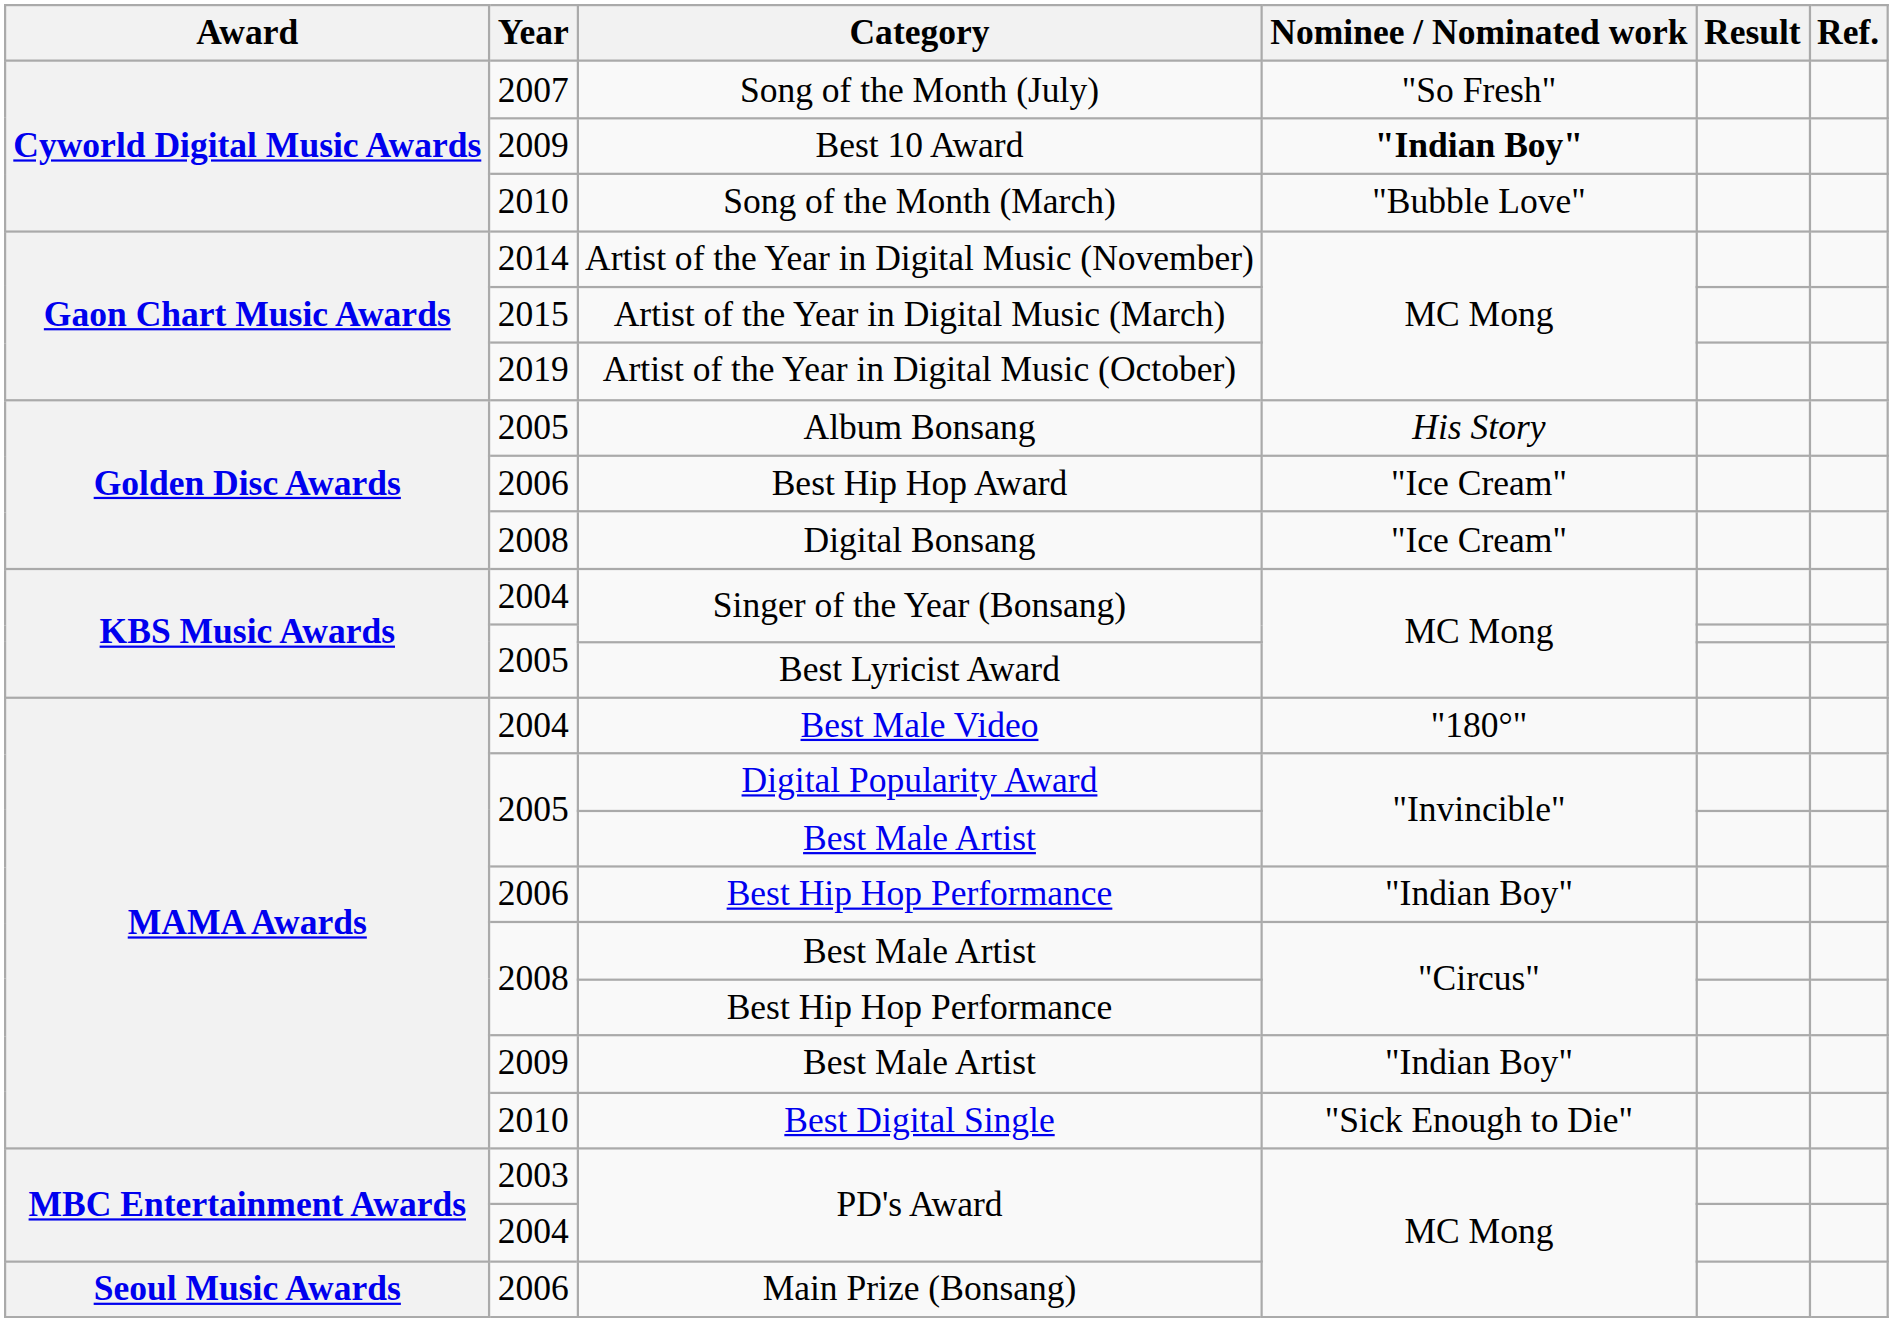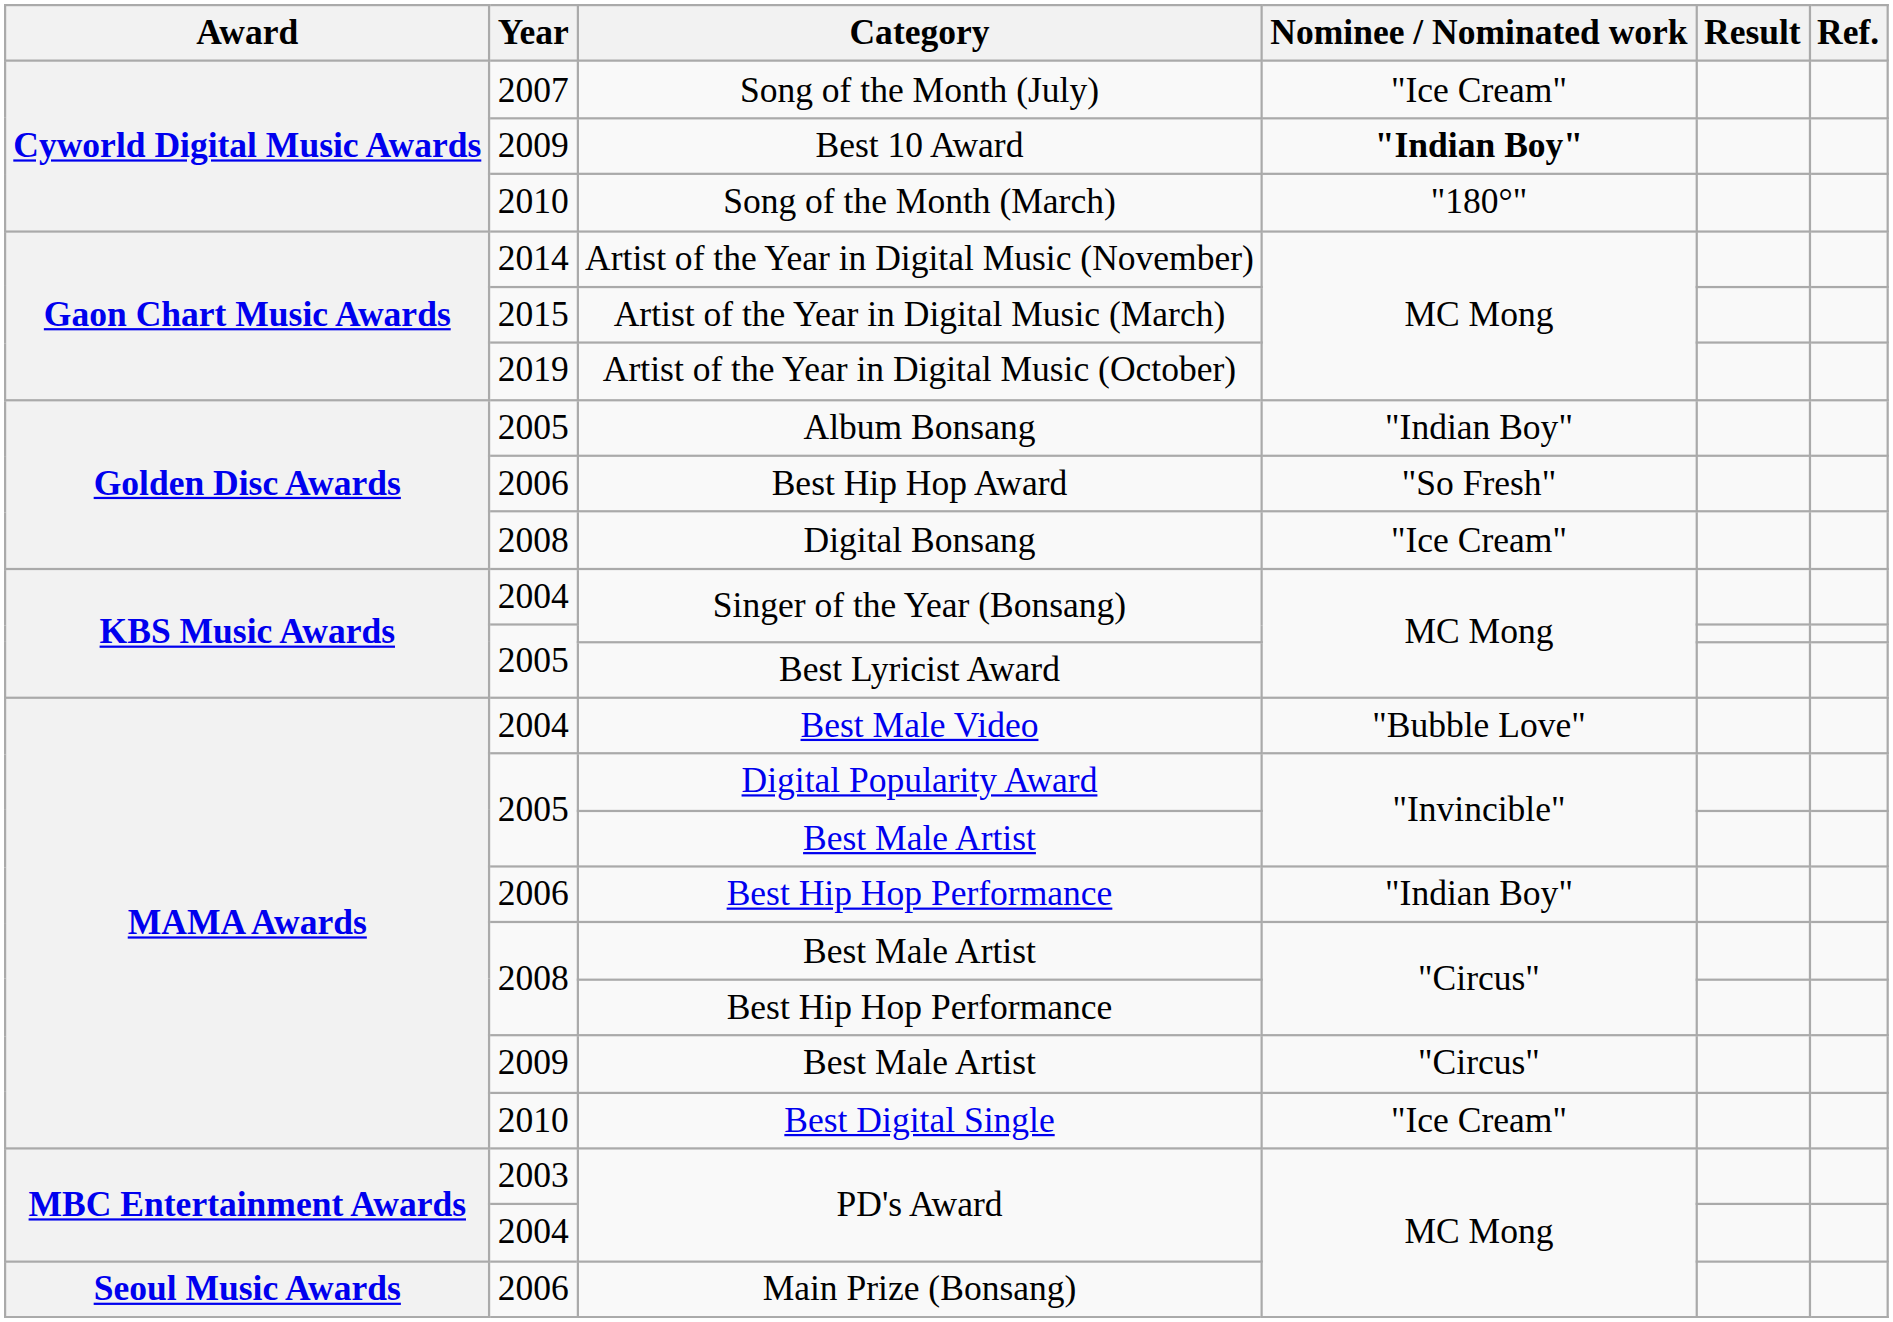(1479, 88) "So Fresh" -> (1479, 88) "Ice Cream"
(1479, 201) "Bubble Love" -> (1479, 201) "180°"
(1479, 426) His Story -> (1479, 426) "Indian Boy"
(1479, 483) "Ice Cream" -> (1479, 483) "So Fresh"
(1479, 725) "180°" -> (1479, 725) "Bubble Love"
(1479, 1063) "Indian Boy" -> (1479, 1063) "Circus"
(1479, 1119) "Sick Enough to Die" -> (1479, 1119) "Ice Cream"
